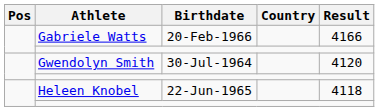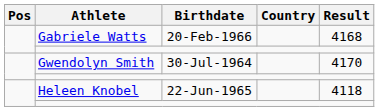(347, 36) 4166 -> (347, 36) 4168
(347, 63) 4120 -> (347, 63) 4170
